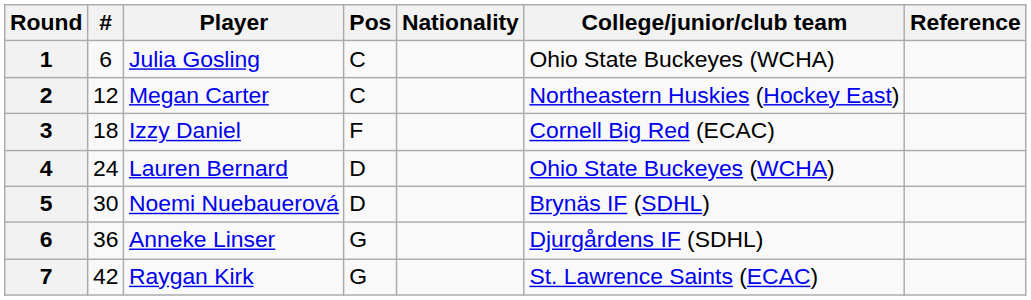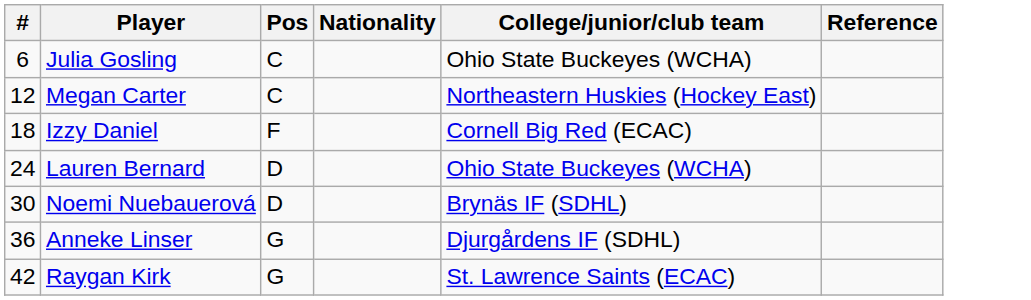- column: (46, 22)
